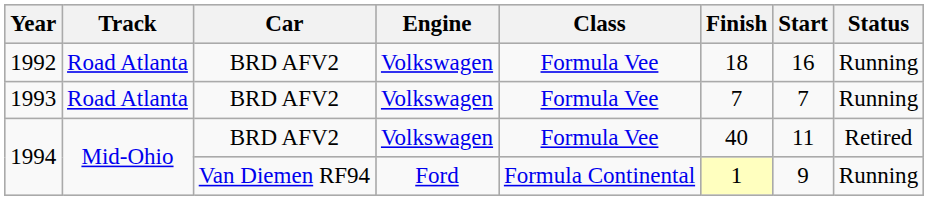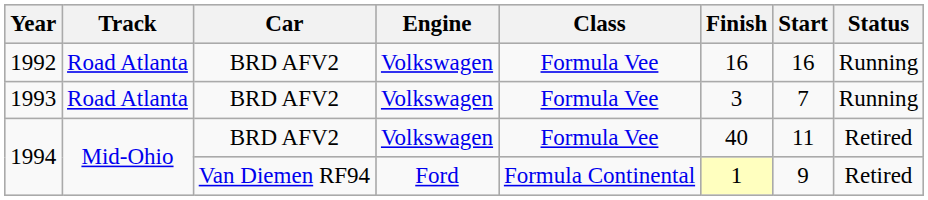(737, 61) 18 -> (737, 61) 16
(737, 99) 7 -> (737, 99) 3
(878, 175) Running -> (878, 175) Retired
